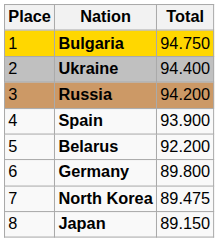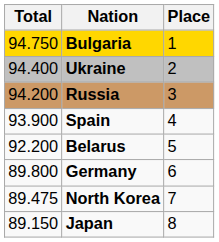columns swapped: (30, 17) <-> (185, 17)
